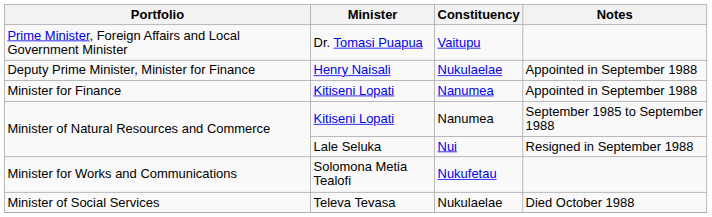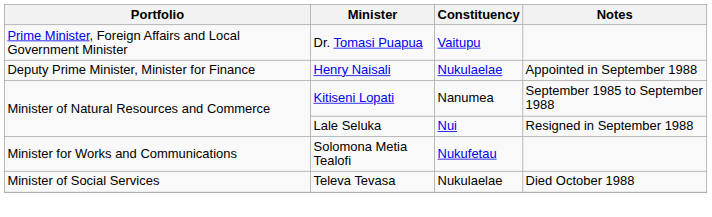- row: (64, 91)
